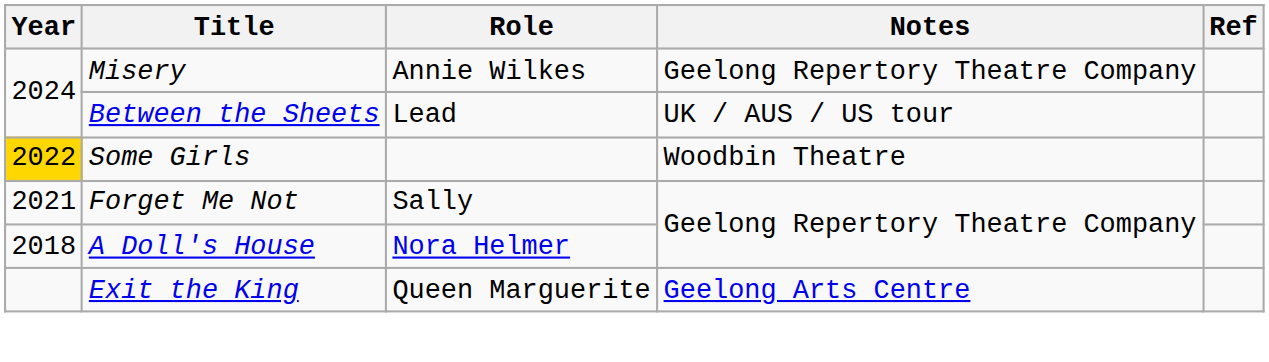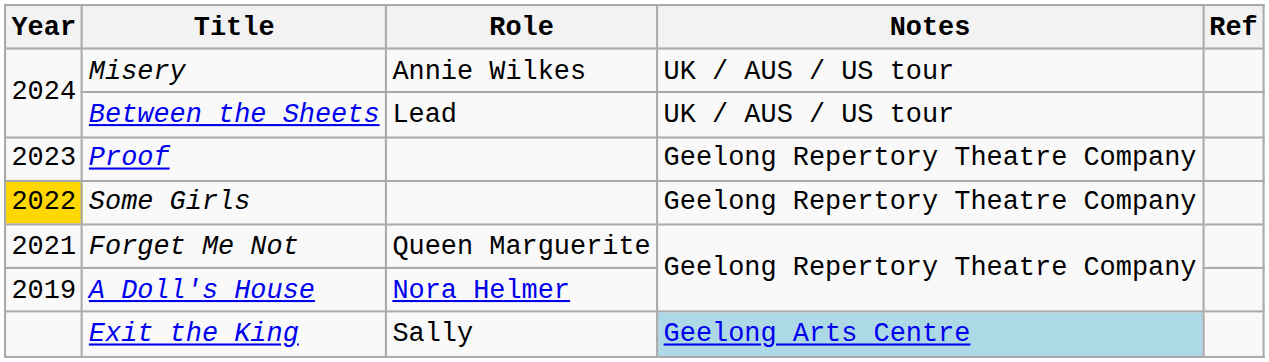(930, 71) Geelong Repertory Theatre Company -> (809, 71) UK / AUS / US tour
+ row: (129, 159)
(785, 159) Woodbin Theatre -> (930, 202) Geelong Repertory Theatre Company
(433, 202) Sally -> (522, 246) Queen Marguerite
(44, 246) 2018 -> (44, 290) 2019
(522, 290) Queen Marguerite -> (433, 334) Sally
(817, 290) no background -> (817, 334) lightblue background
